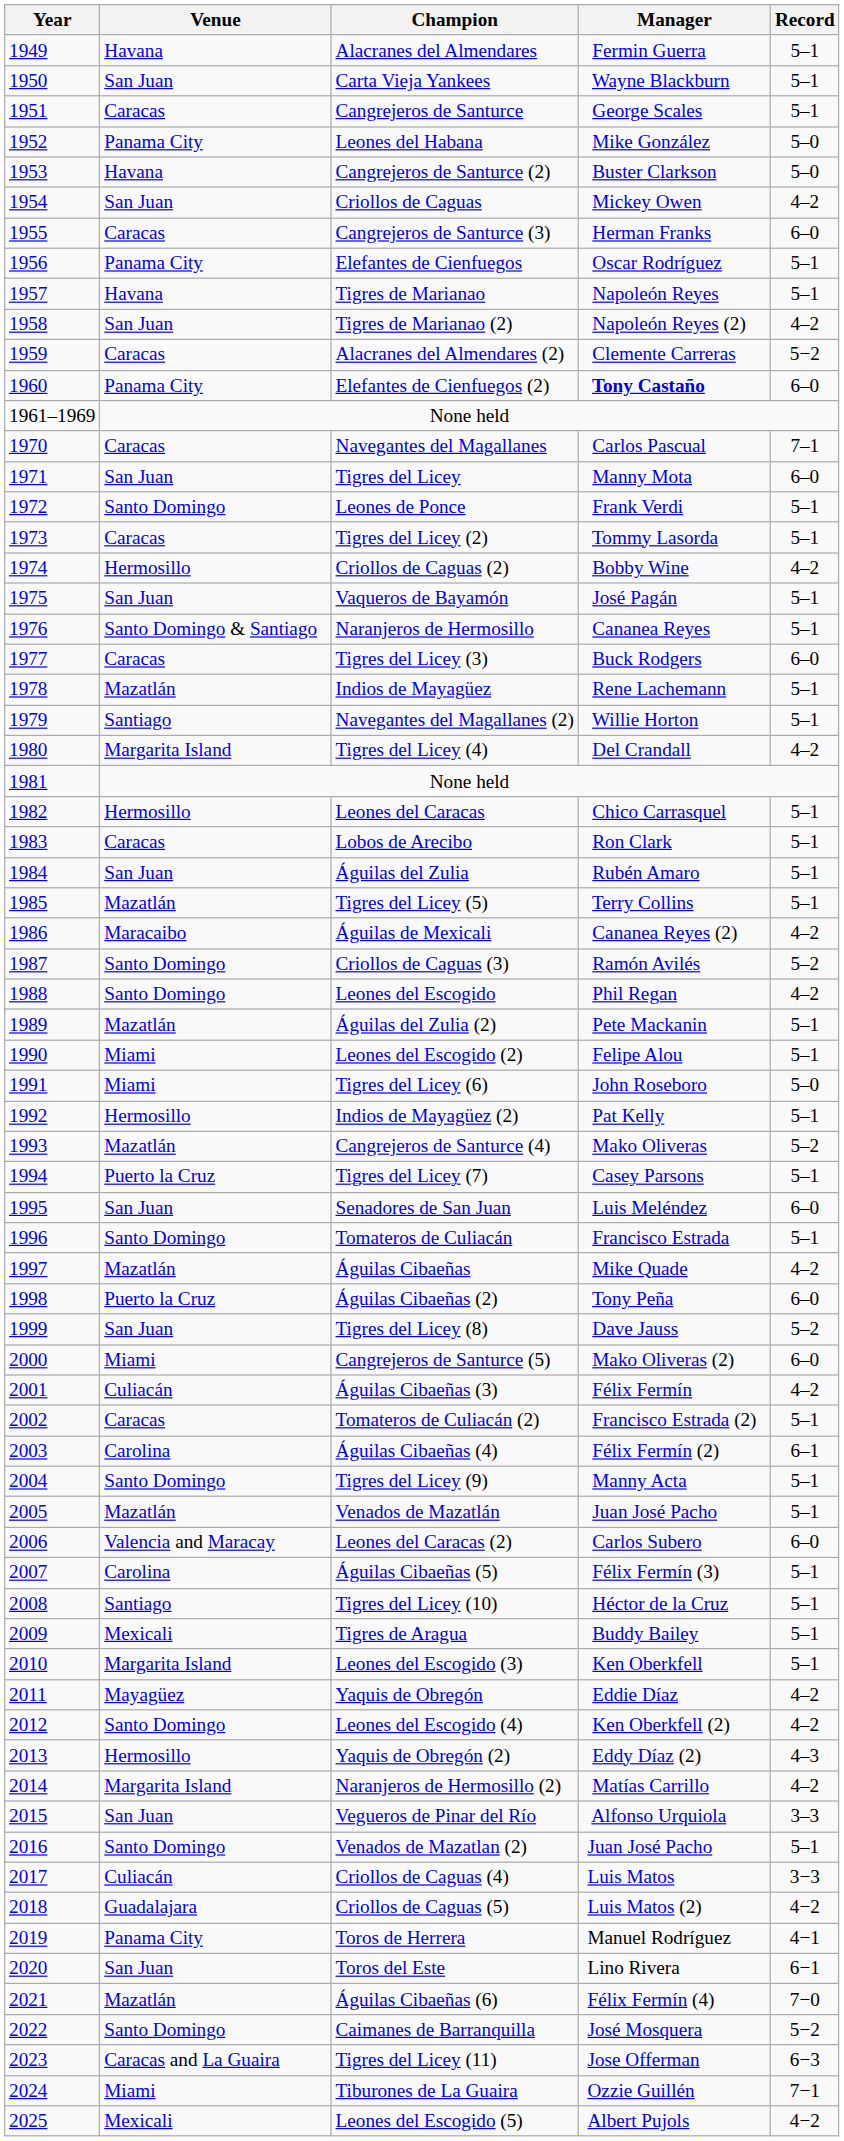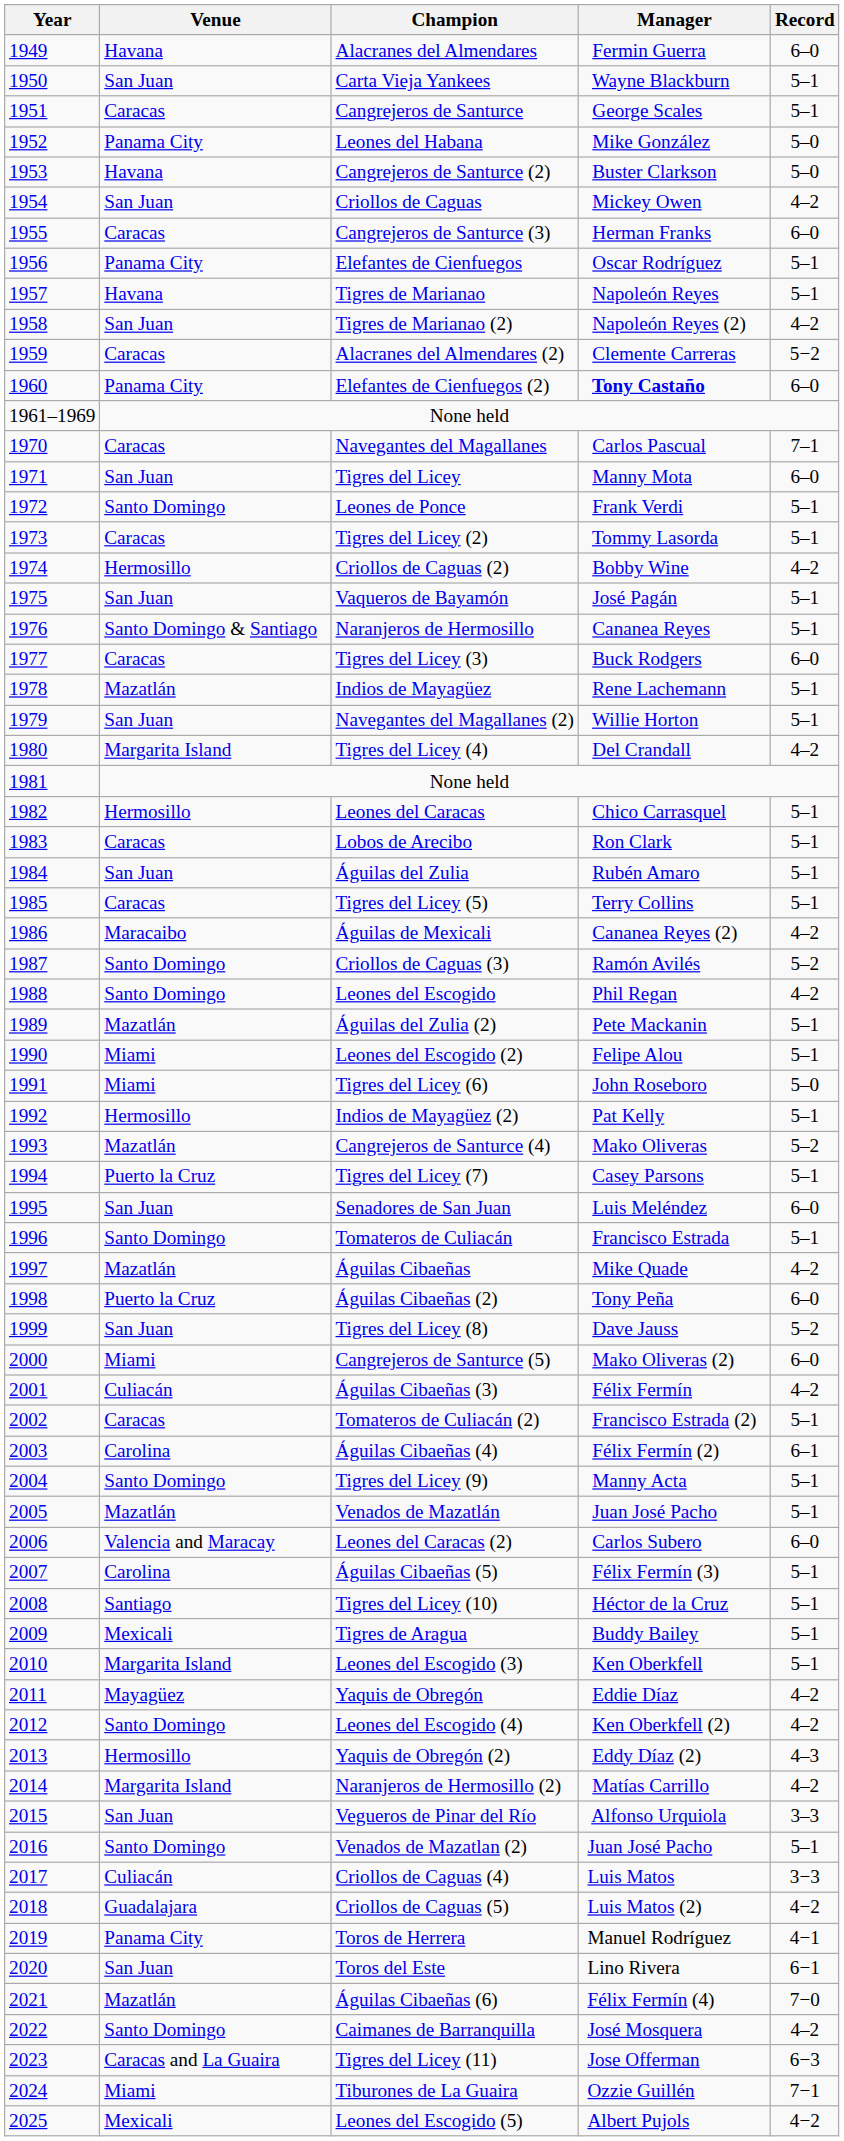(805, 50) 5–1 -> (805, 50) 6–0
(138, 720) Santiago -> (139, 720) San Juan
(140, 902) Mazatlán -> (135, 902) Caracas
(805, 2029) 5−2 -> (805, 2029) 4–2
